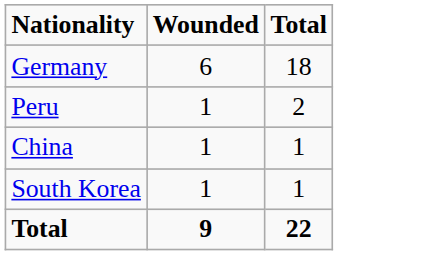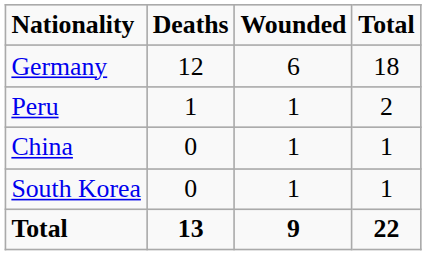+ column: (191, 24)
